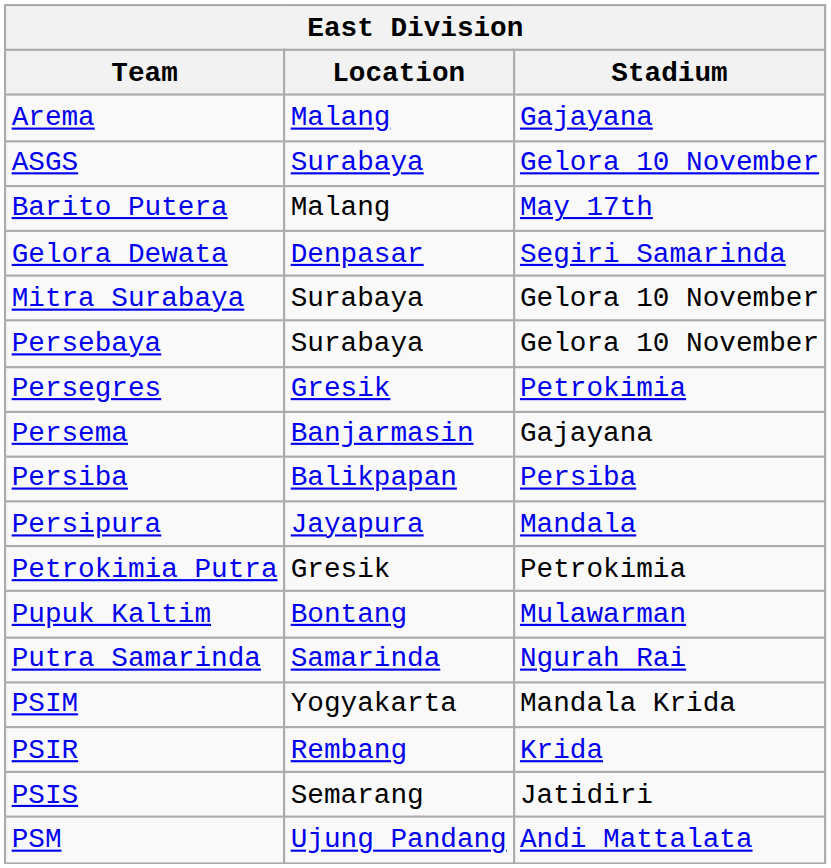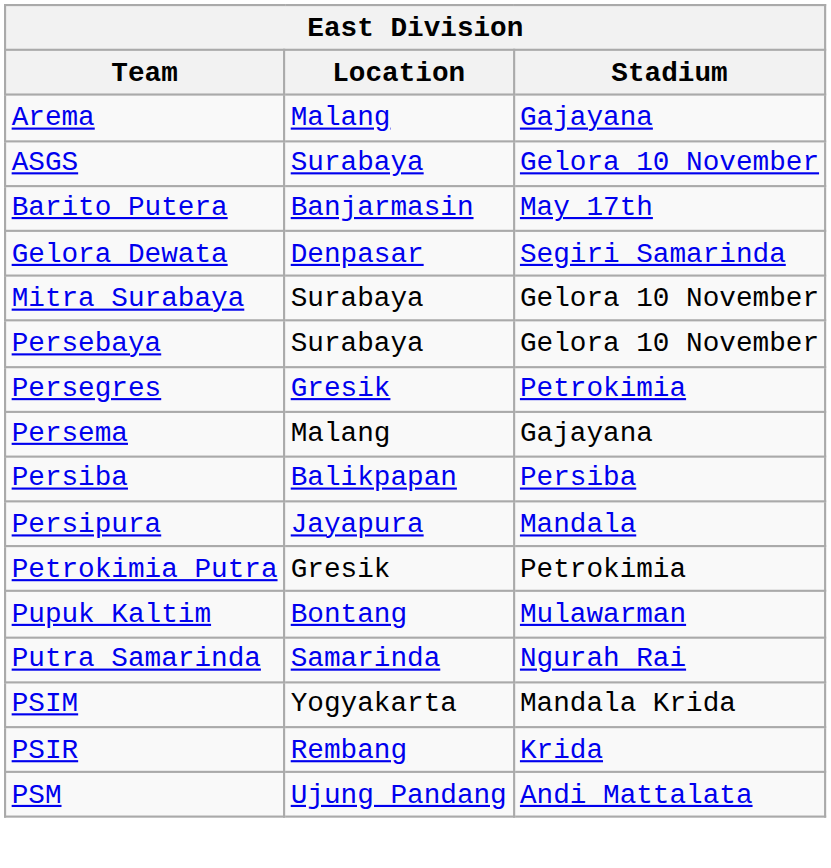(341, 208) Malang -> (382, 208) Banjarmasin
(382, 434) Banjarmasin -> (341, 434) Malang
- row: (45, 795)
